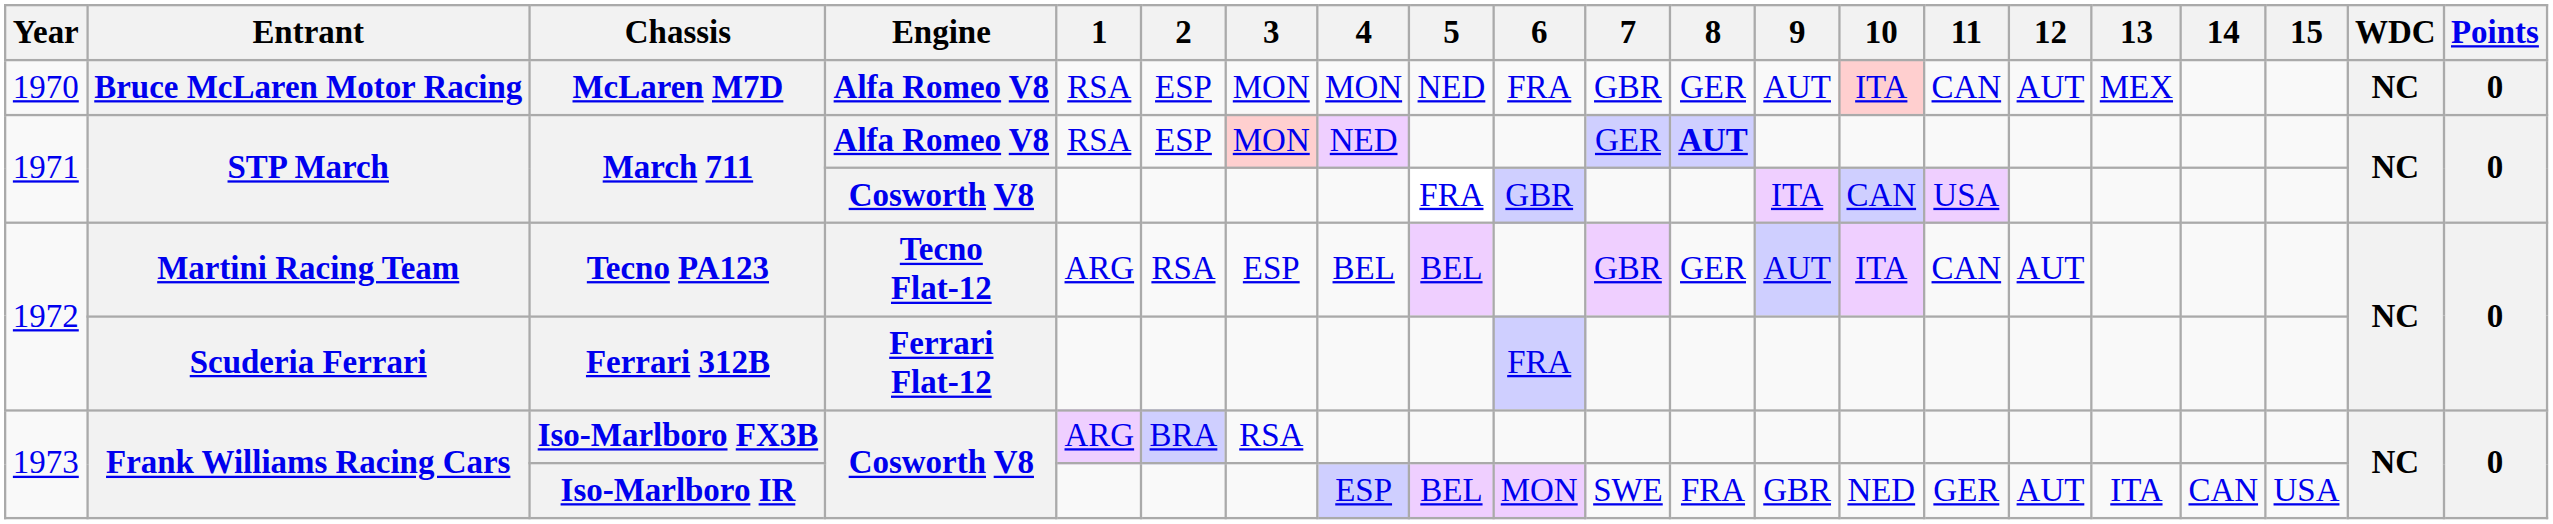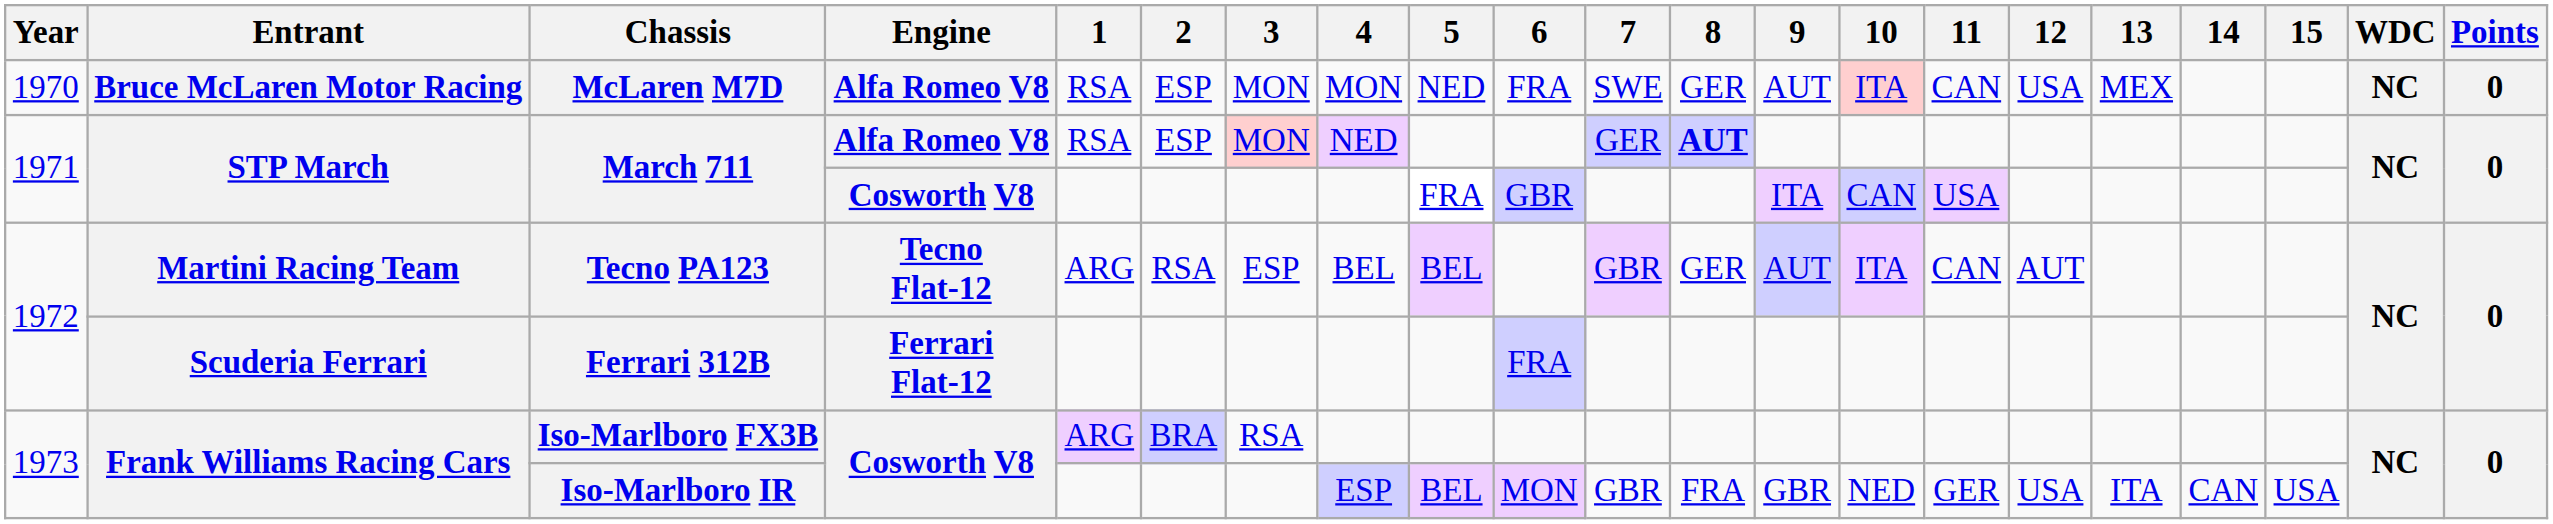(1628, 86) GBR -> (1628, 86) SWE
(2050, 86) AUT -> (2050, 86) USA
(1628, 490) SWE -> (1628, 490) GBR
(2050, 490) AUT -> (2050, 490) USA
